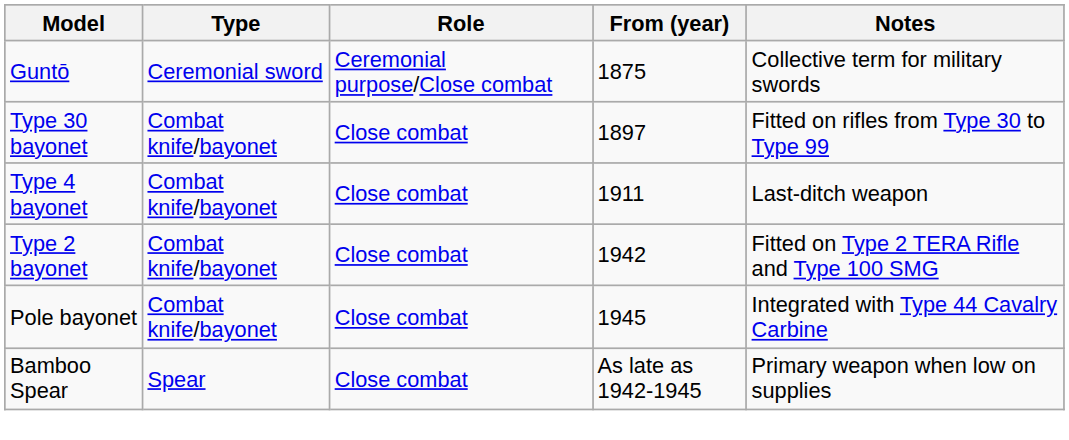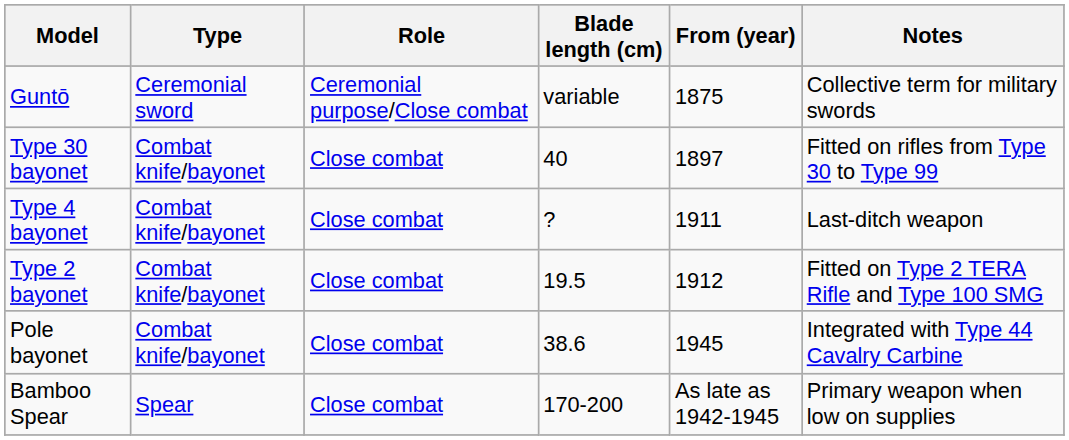+ column: (604, 35)
(622, 255) 1942 -> (699, 281) 1912
